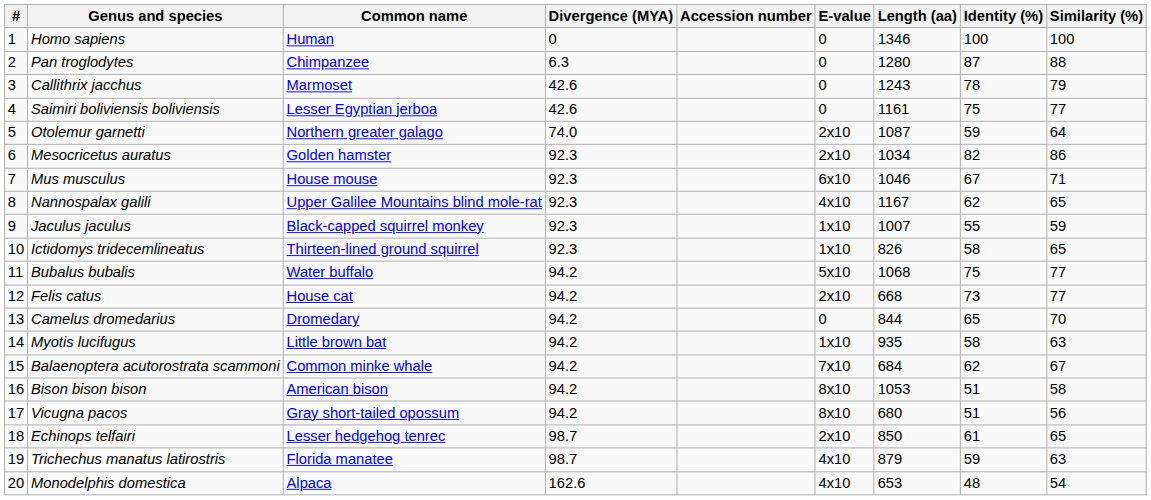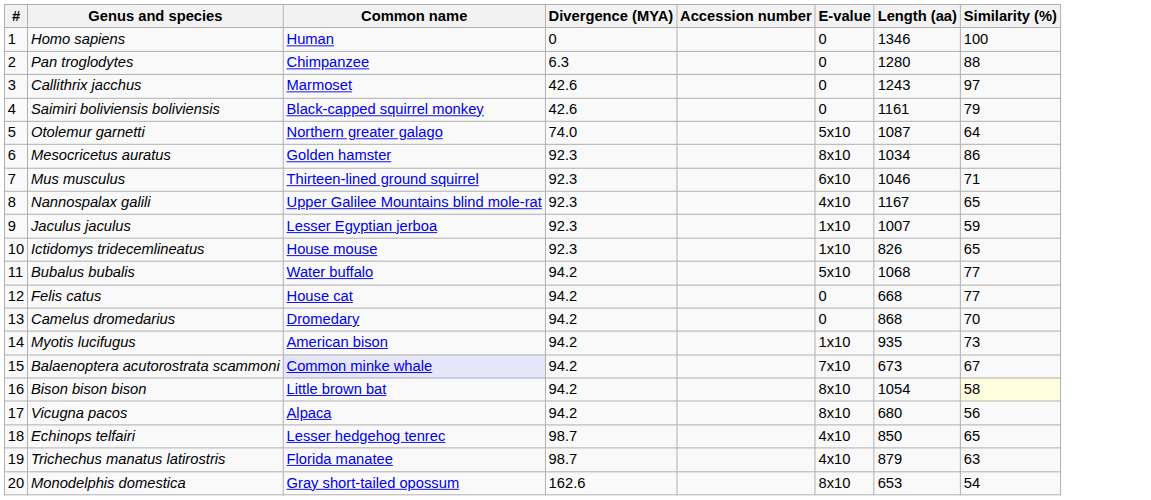- column: (1003, 16)
(1058, 86) 79 -> (972, 86) 97
(362, 109) Lesser Egyptian jerboa -> (385, 109) Black-capped squirrel monkey
(1058, 109) 77 -> (972, 109) 79
(834, 132) 2x10 -> (834, 132) 5x10
(834, 156) 2x10 -> (834, 156) 8x10
(332, 179) House mouse -> (383, 179) Thirteen-lined ground squirrel
(385, 226) Black-capped squirrel monkey -> (362, 226) Lesser Egyptian jerboa
(383, 249) Thirteen-lined ground squirrel -> (332, 249) House mouse
(834, 296) 2x10 -> (823, 296) 0
(890, 319) 844 -> (890, 319) 868
(336, 343) Little brown bat -> (337, 343) American bison
(1058, 343) 63 -> (972, 343) 73
(359, 366) no background -> (359, 366) lavender background
(890, 366) 684 -> (890, 366) 673
(337, 389) American bison -> (336, 389) Little brown bat
(894, 389) 1053 -> (894, 389) 1054
(1058, 389) no background -> (972, 389) lightyellow background
(373, 413) Gray short-tailed opossum -> (309, 413) Alpaca
(834, 436) 2x10 -> (834, 436) 4x10
(309, 483) Alpaca -> (373, 483) Gray short-tailed opossum
(834, 483) 4x10 -> (834, 483) 8x10
